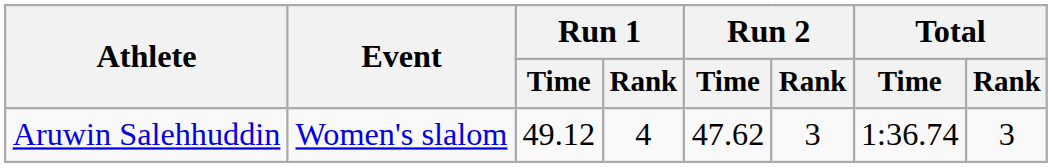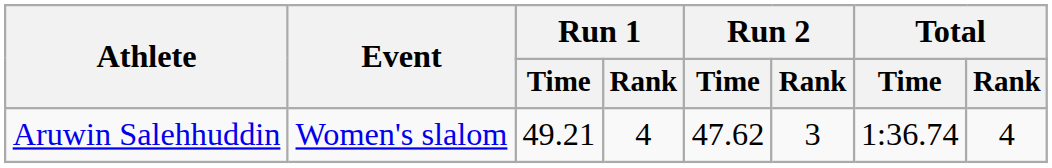(559, 134) 49.12 -> (559, 134) 49.21
(1007, 134) 3 -> (1007, 134) 4
